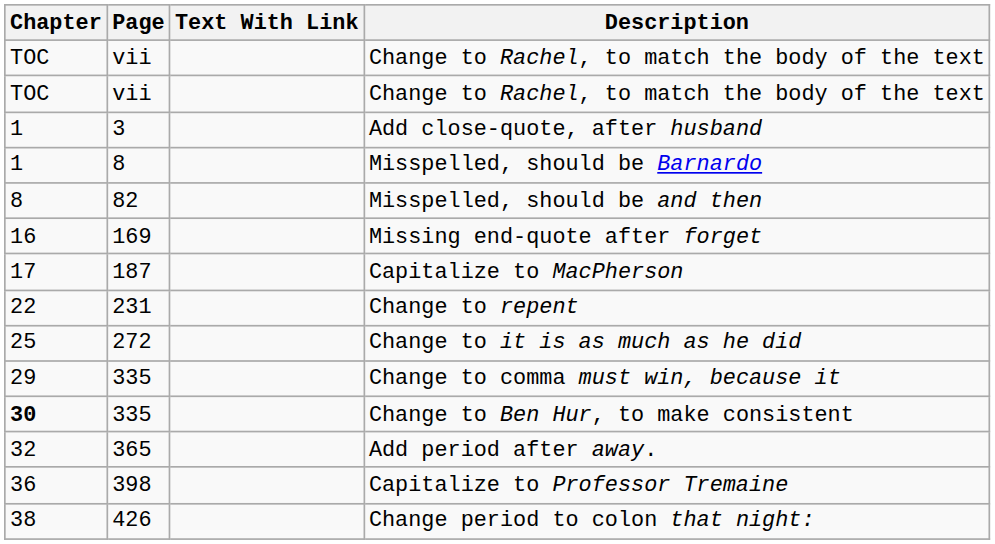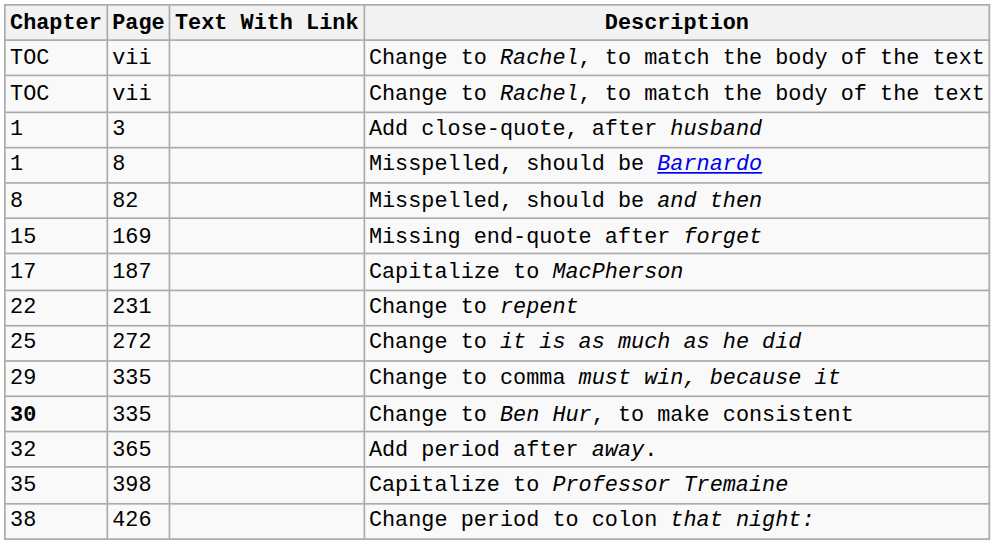(23, 236) 16 -> (23, 236) 15
(23, 485) 36 -> (23, 485) 35
